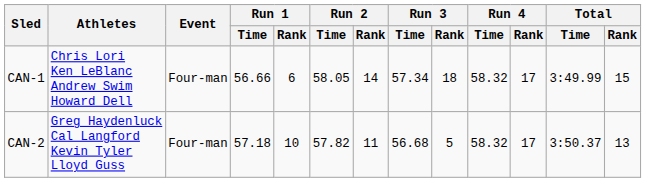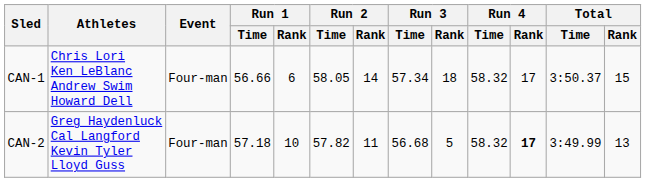(575, 79) 3:49.99 -> (575, 79) 3:50.37
(529, 144) normal -> (529, 144) bold
(575, 144) 3:50.37 -> (575, 144) 3:49.99
